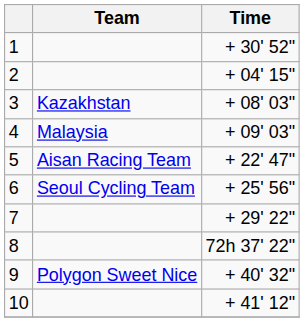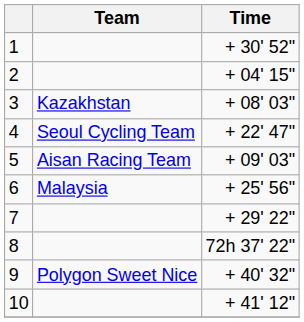(72, 132) Malaysia -> (116, 132) Seoul Cycling Team
(260, 132) + 09' 03" -> (260, 132) + 22' 47"
(260, 160) + 22' 47" -> (260, 160) + 09' 03"
(116, 189) Seoul Cycling Team -> (72, 189) Malaysia
